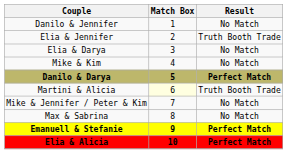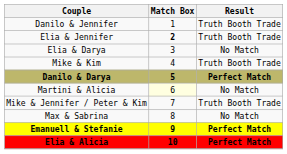(240, 24) No Match -> (240, 24) Truth Booth Trade
(173, 37) normal -> (173, 37) bold
(240, 63) No Match -> (240, 63) Truth Booth Trade
(240, 90) Truth Booth Trade -> (240, 90) No Match
(240, 103) No Match -> (240, 103) Truth Booth Trade
